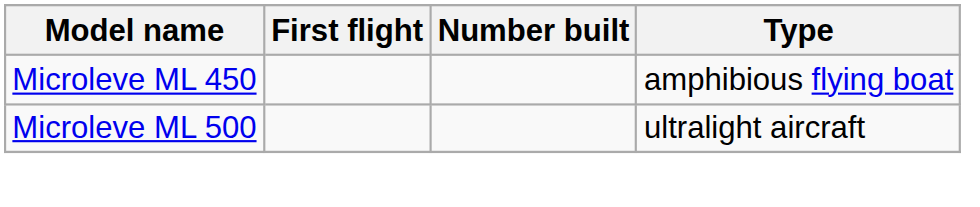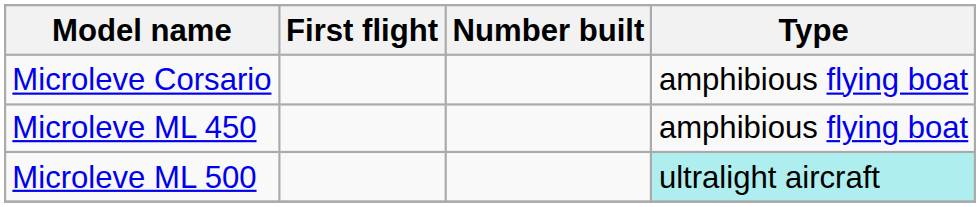+ row: (142, 79)
(755, 128) no background -> (769, 177) paleturquoise background
